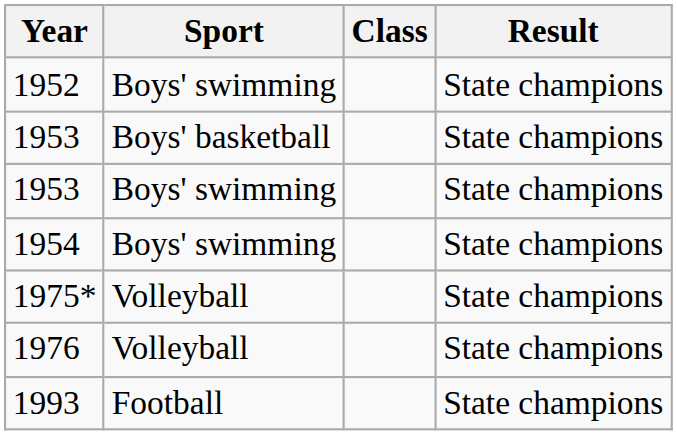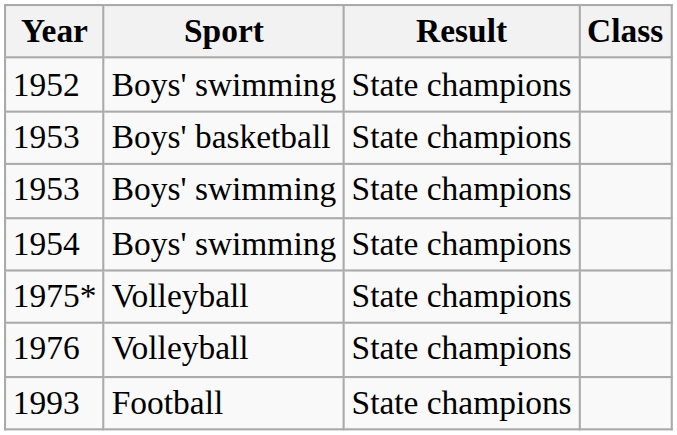columns swapped: (553, 31) <-> (390, 31)
